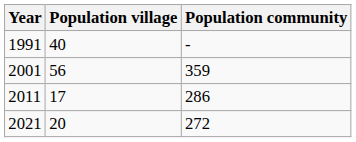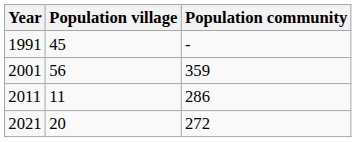(58, 44) 40 -> (58, 44) 45
(58, 96) 17 -> (57, 96) 11
